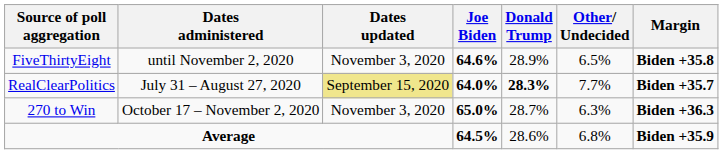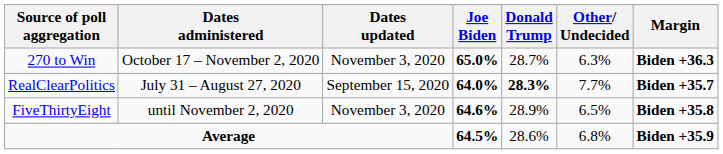rows swapped: (61, 111) <-> (61, 60)
(388, 85) khaki background -> (388, 85) no background
